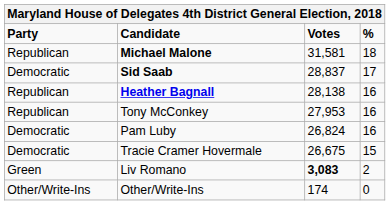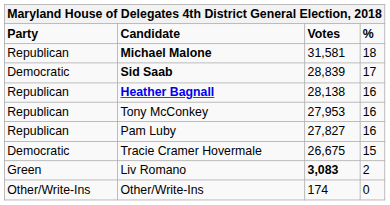(326, 72) 28,837 -> (326, 72) 28,839
(38, 131) Democratic -> (38, 131) Republican
(326, 131) 26,824 -> (326, 131) 27,827
